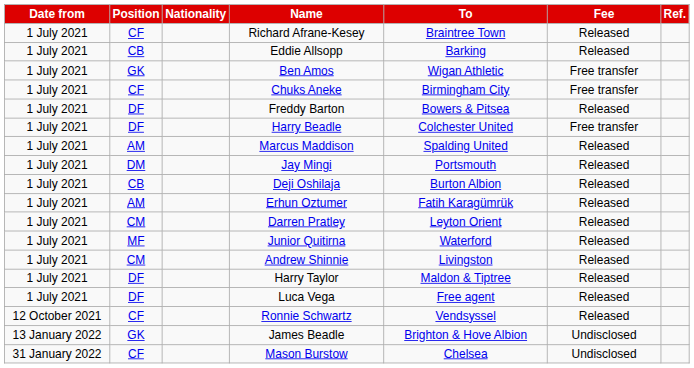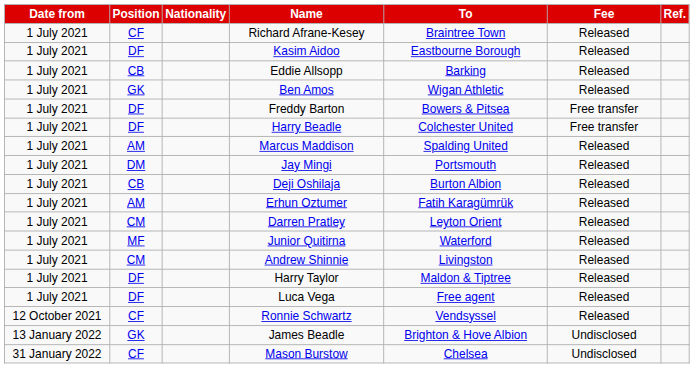+ row: (306, 52)
(604, 71) Free transfer -> (604, 90) Released
- row: (306, 90)
(604, 109) Released -> (604, 109) Free transfer
